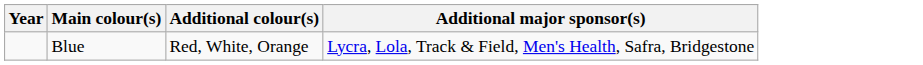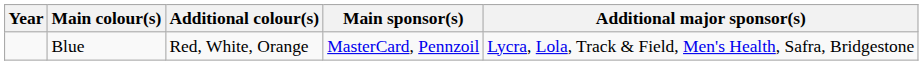+ column: (403, 18)
